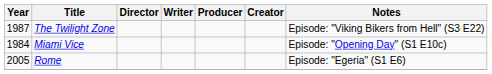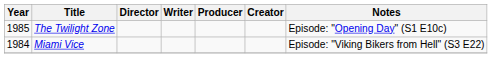(18, 28) 1987 -> (18, 28) 1985
(386, 28) Episode: "Viking Bikers from Hell" (S3 E22) -> (368, 28) Episode: "Opening Day" (S1 E10c)
(368, 45) Episode: "Opening Day" (S1 E10c) -> (386, 45) Episode: "Viking Bikers from Hell" (S3 E22)
- row: (48, 61)
